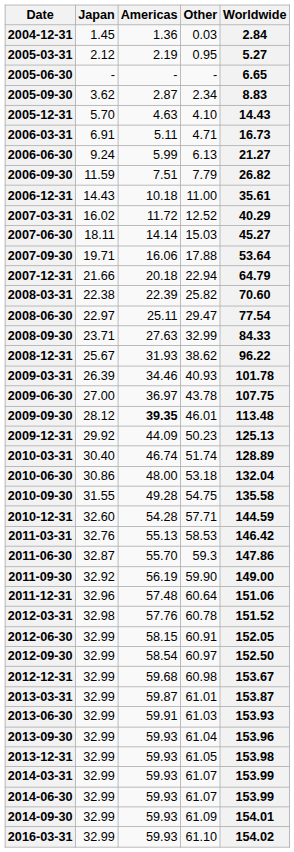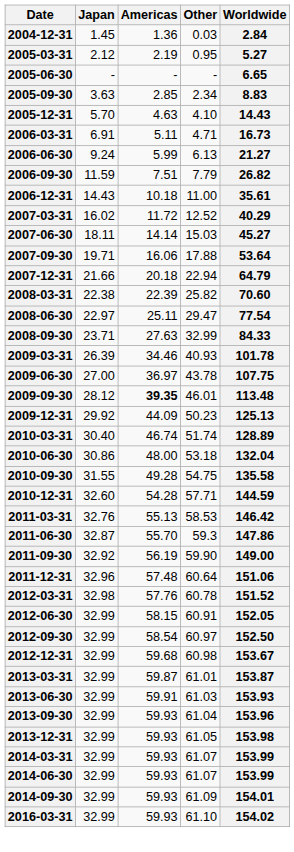(103, 95) 3.62 -> (103, 95) 3.63
(165, 95) 2.87 -> (165, 95) 2.85
- row: (40, 355)
